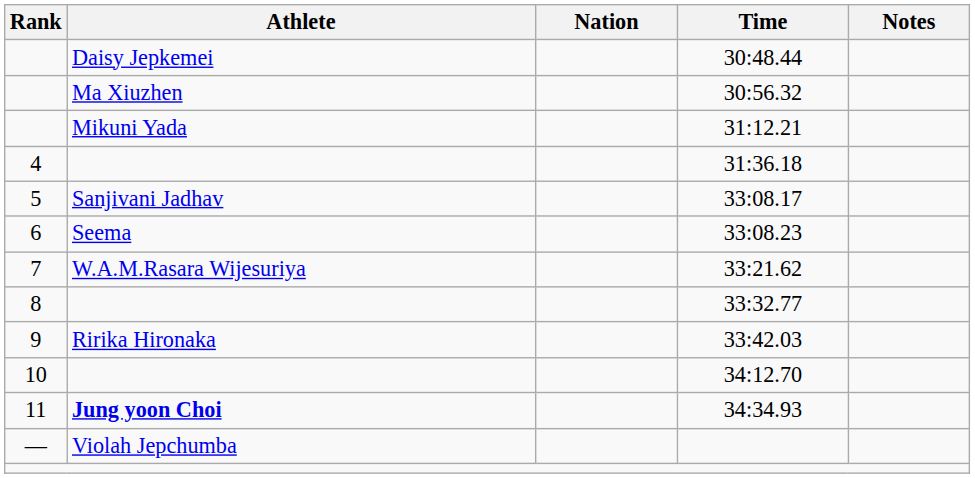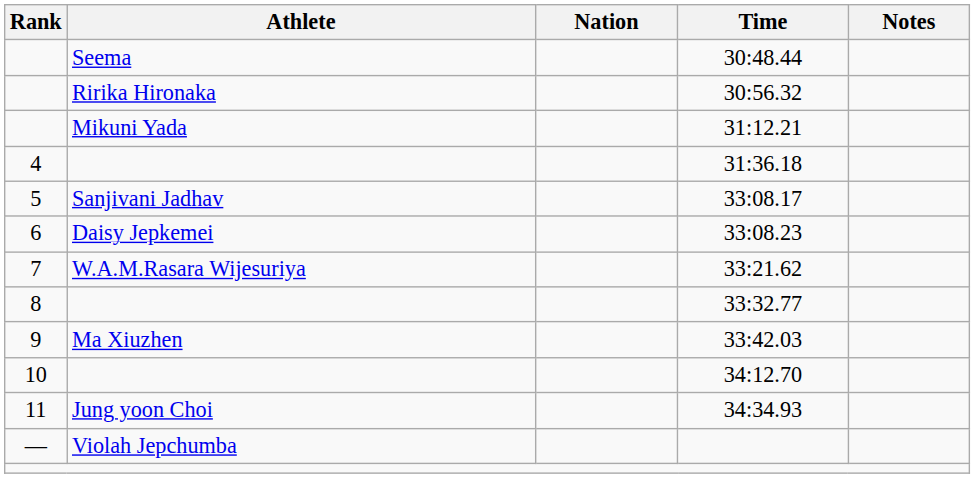(143, 57) Daisy Jepkemei -> (102, 57) Seema
(127, 92) Ma Xiuzhen -> (144, 92) Ririka Hironaka
(102, 233) Seema -> (143, 233) Daisy Jepkemei
(144, 339) Ririka Hironaka -> (127, 339) Ma Xiuzhen
(147, 410) bold -> (142, 410) normal
